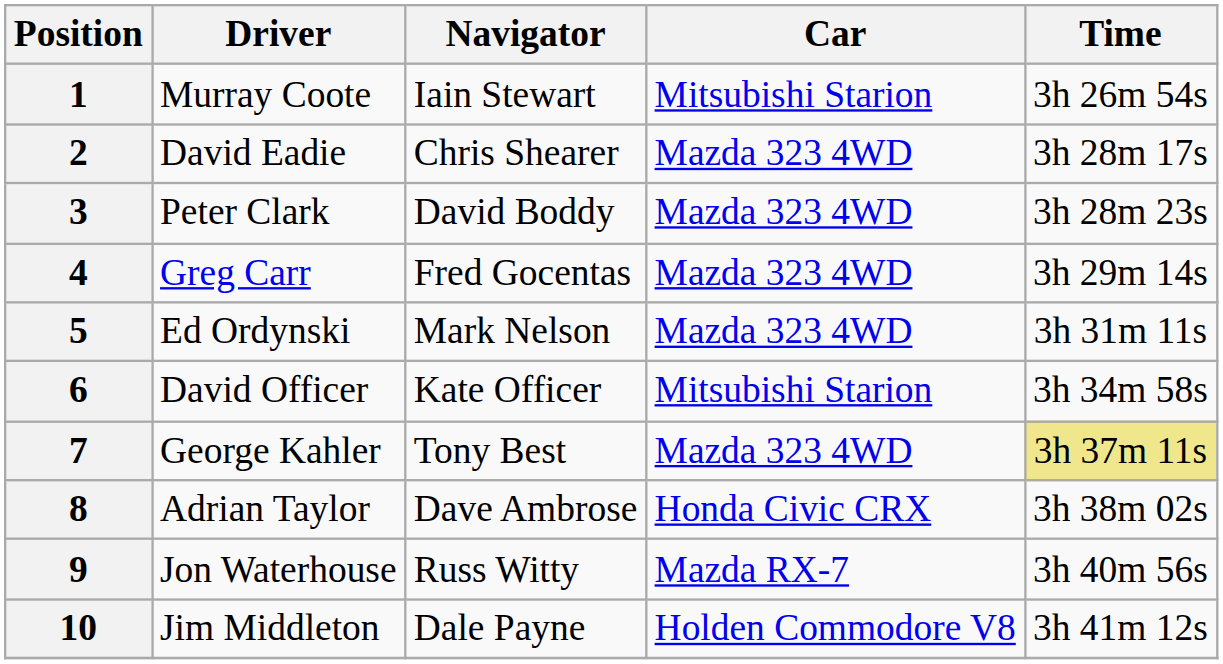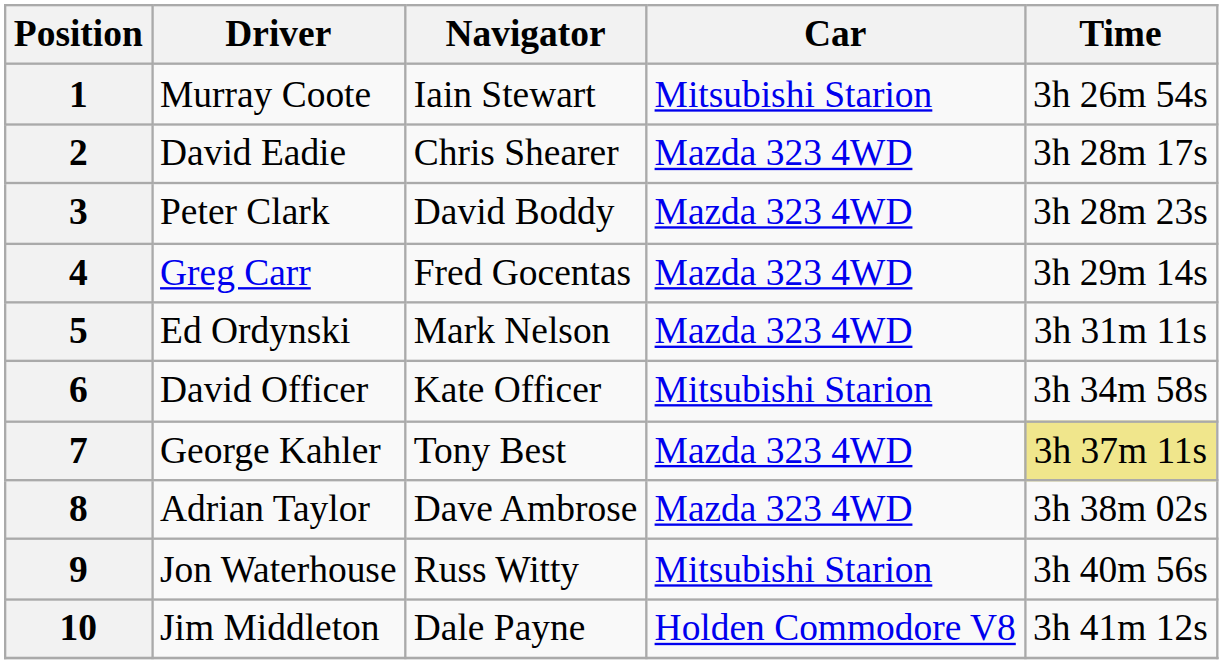(793, 509) Honda Civic CRX -> (784, 509) Mazda 323 4WD
(752, 568) Mazda RX-7 -> (793, 568) Mitsubishi Starion
